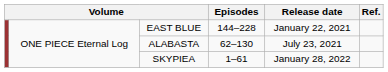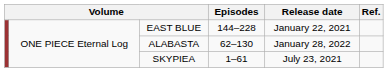(312, 43) July 23, 2021 -> (312, 43) January 28, 2022
(312, 59) January 28, 2022 -> (312, 59) July 23, 2021
